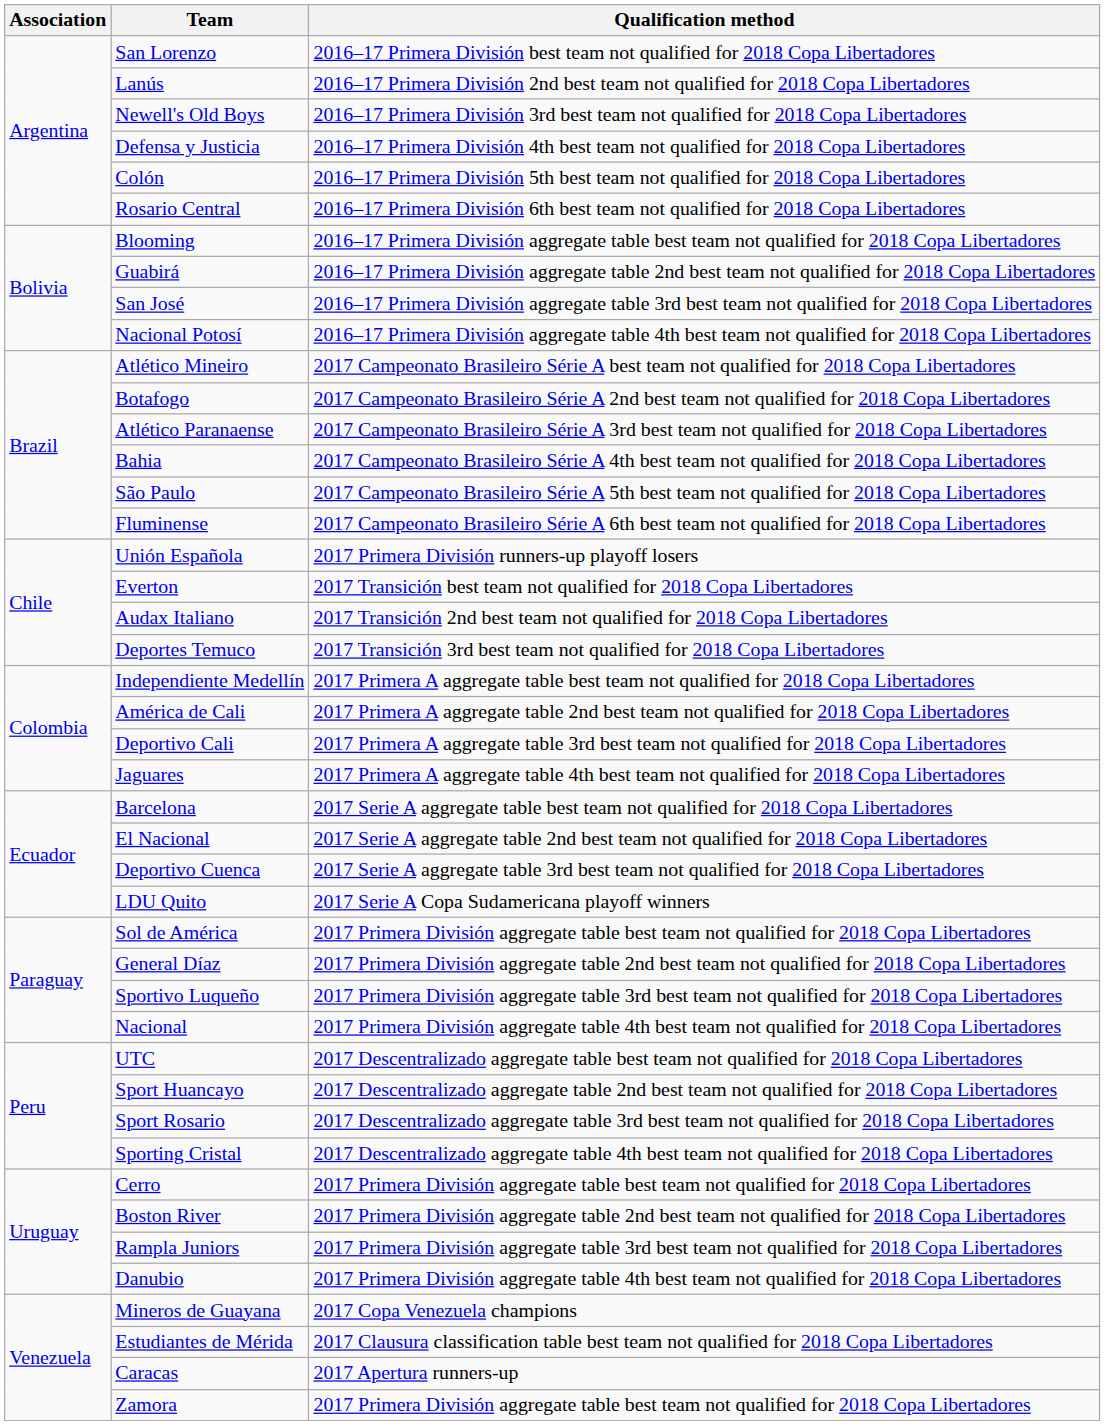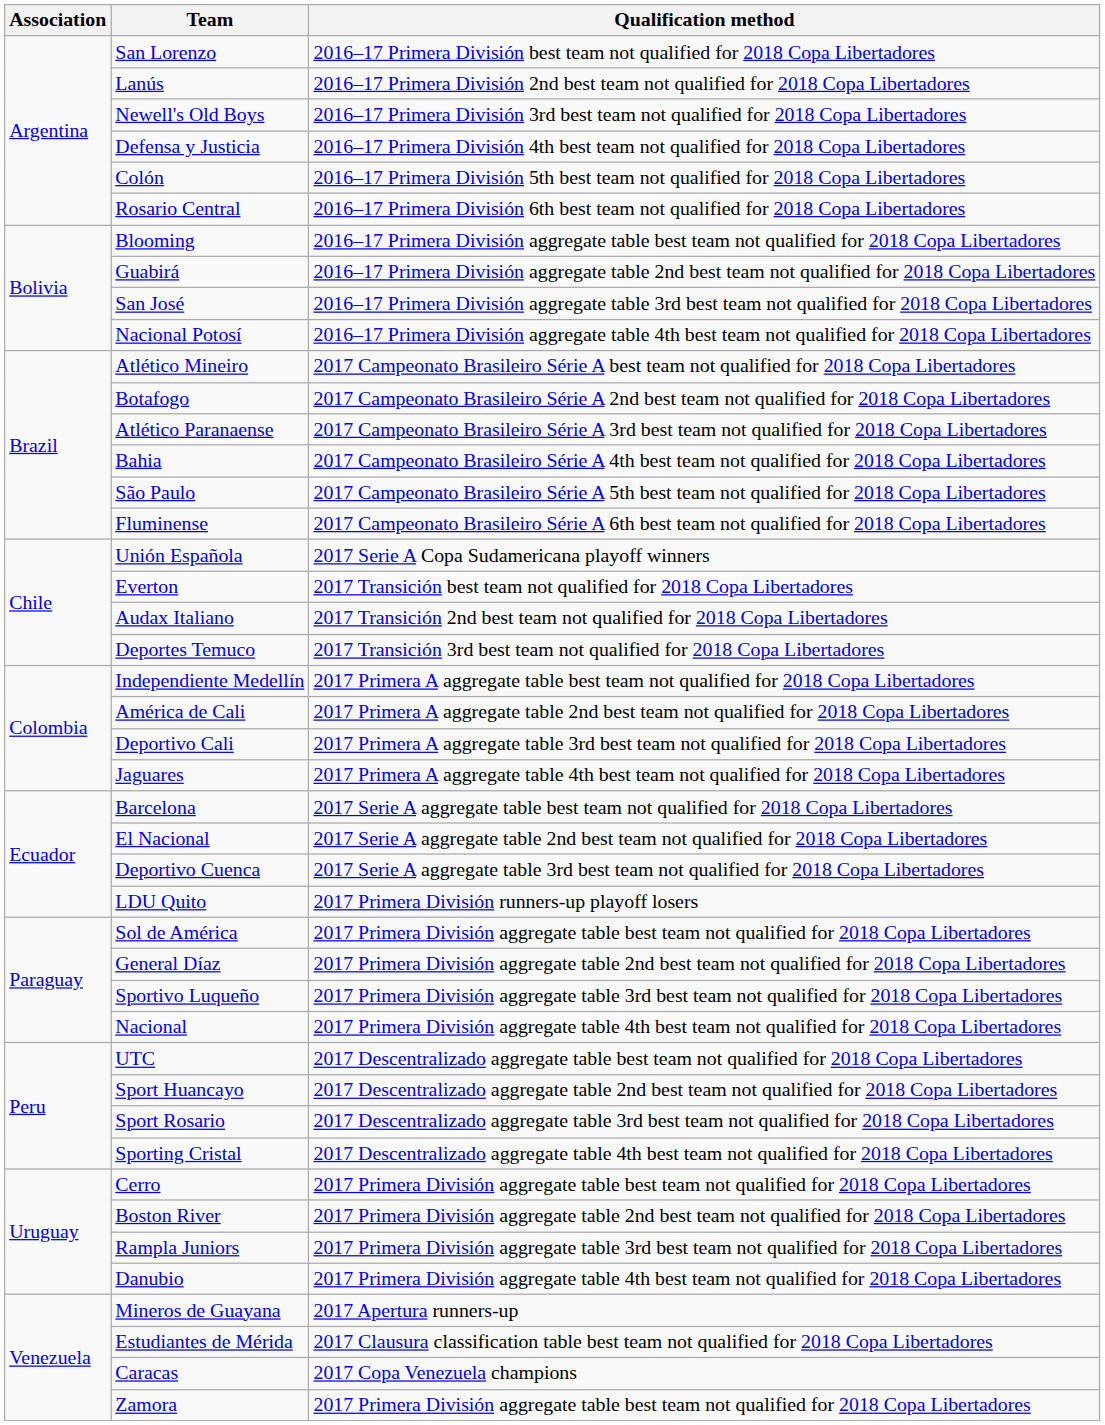(506, 555) 2017 Primera División runners-up playoff losers -> (512, 555) 2017 Serie A Copa Sudamericana playoff winners
(512, 901) 2017 Serie A Copa Sudamericana playoff winners -> (506, 901) 2017 Primera División runners-up playoff losers
(445, 1310) 2017 Copa Venezuela champions -> (416, 1310) 2017 Apertura runners-up
(416, 1373) 2017 Apertura runners-up -> (445, 1373) 2017 Copa Venezuela champions
